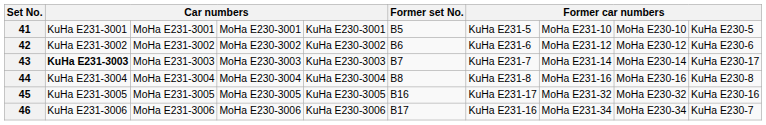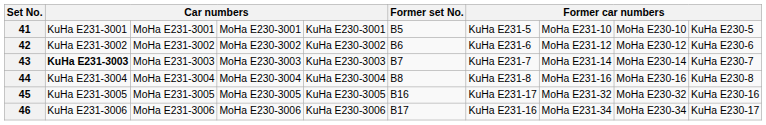(725, 62) KuHa E230-17 -> (722, 62) KuHa E230-7
(722, 111) KuHa E230-7 -> (725, 111) KuHa E230-17
